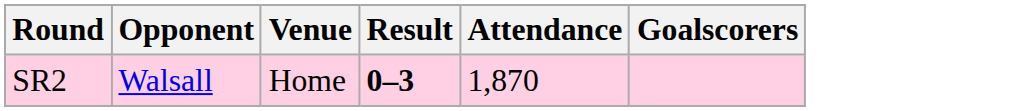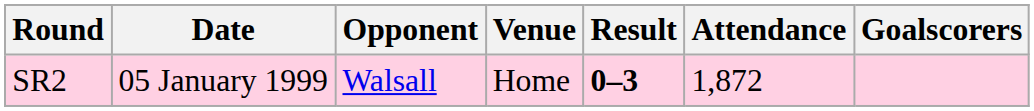+ column: (223, 29)
(503, 79) 1,870 -> (727, 79) 1,872
